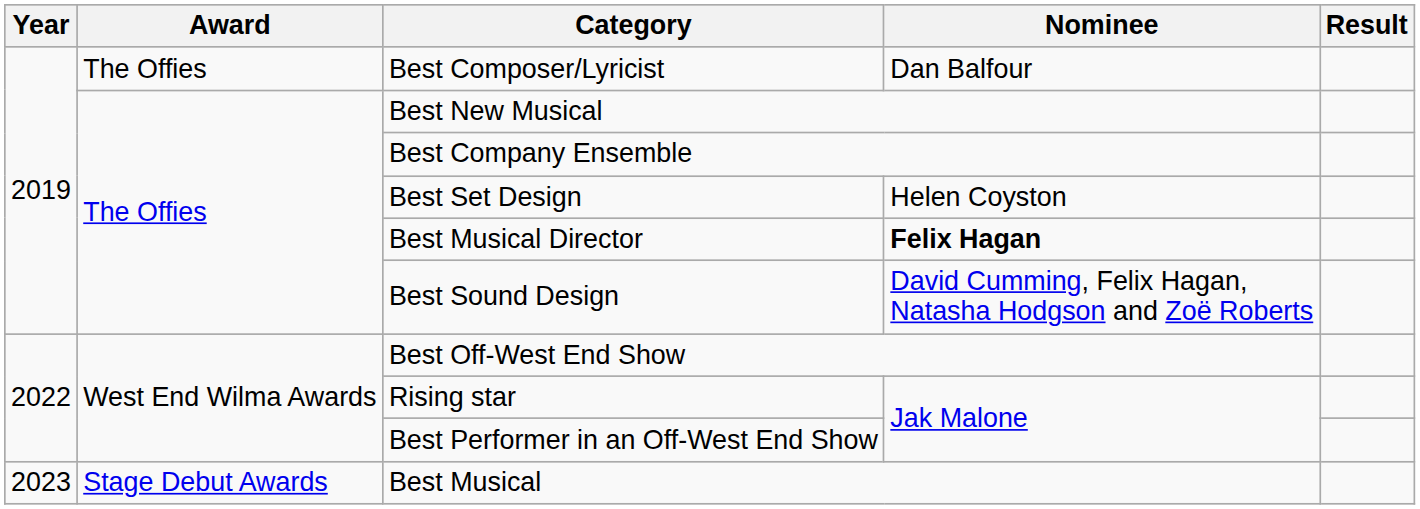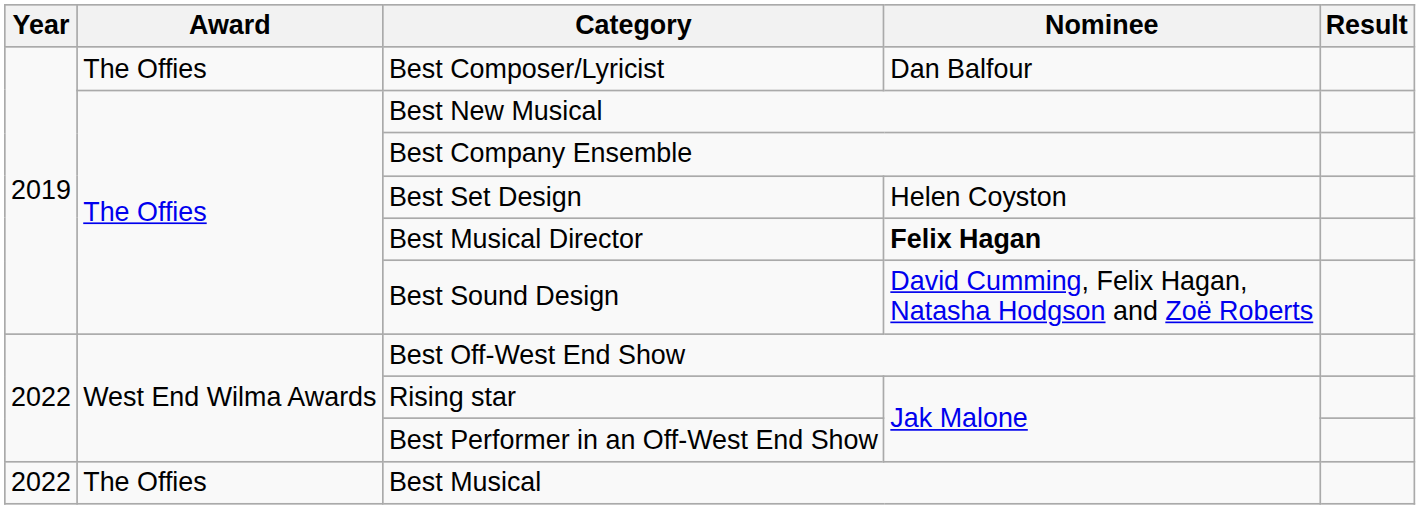(41, 482) 2023 -> (41, 482) 2022
(206, 482) Stage Debut Awards -> (145, 482) The Offies
